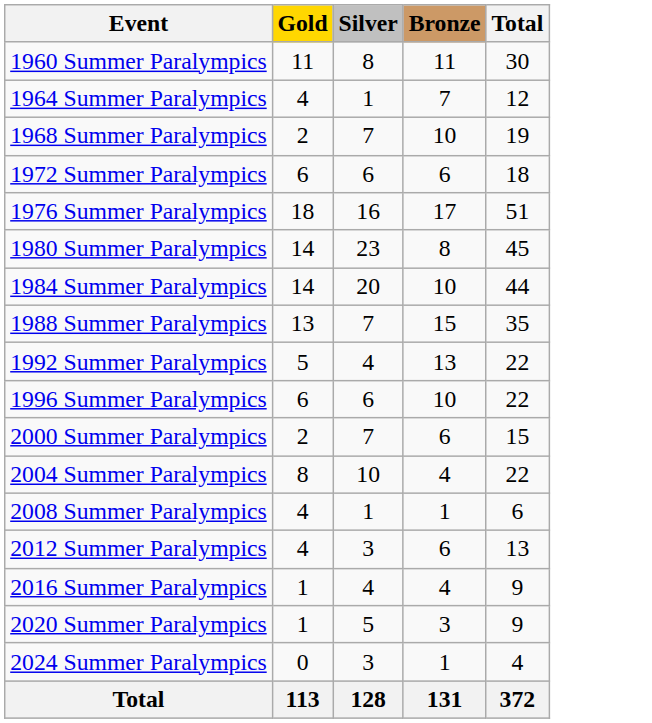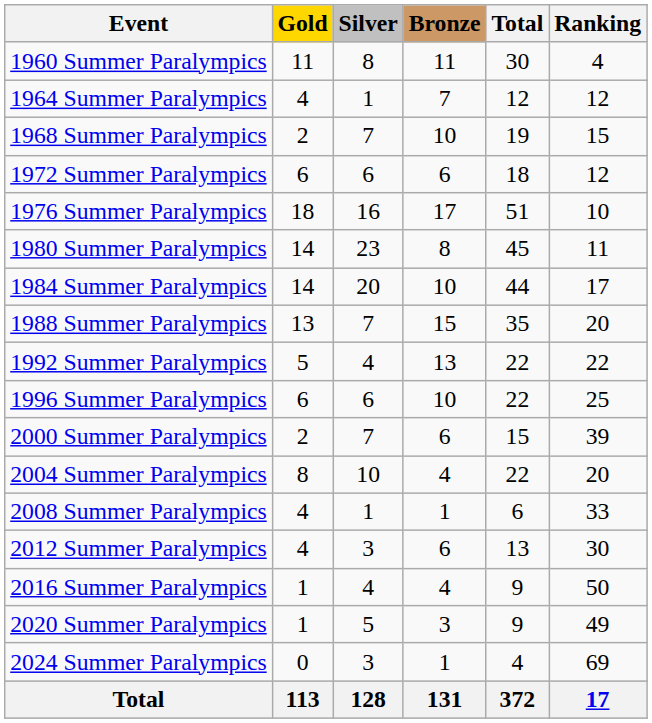+ column: (598, 23)
